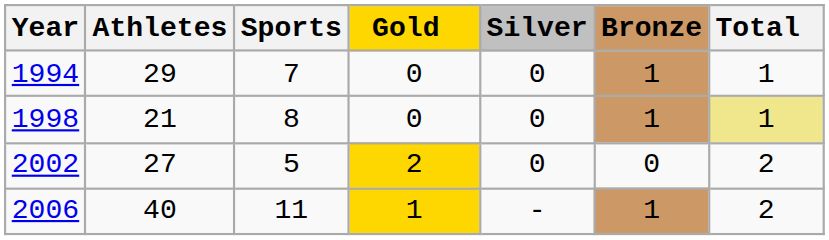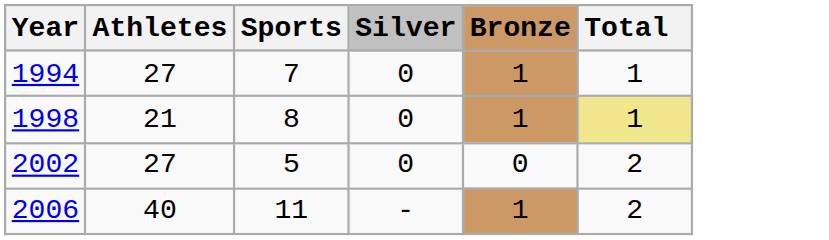- column: (414, 28)
(160, 74) 29 -> (160, 74) 27
